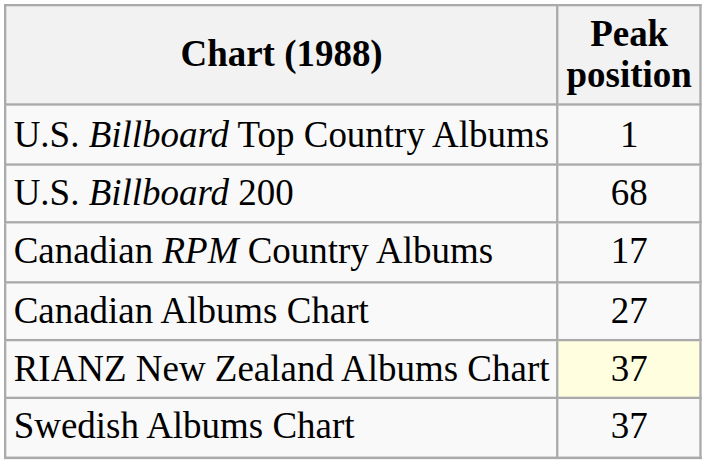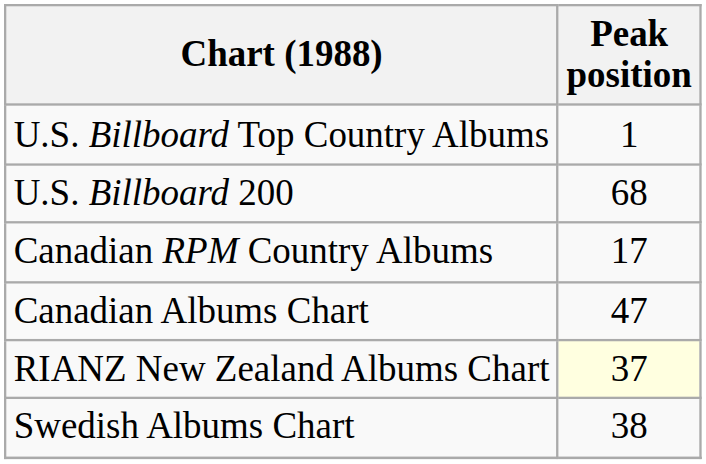(629, 309) 27 -> (629, 309) 47
(629, 427) 37 -> (629, 427) 38
